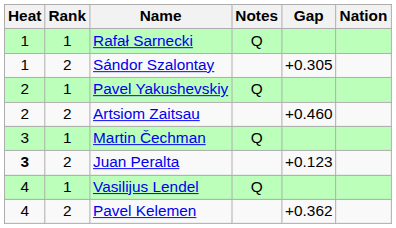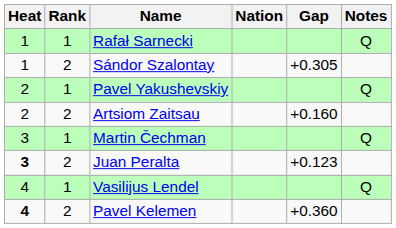columns swapped: (363, 16) <-> (257, 16)
(309, 114) +0.460 -> (314, 114) +0.160
(25, 211) normal -> (25, 211) bold
(309, 211) +0.362 -> (314, 211) +0.360
